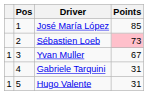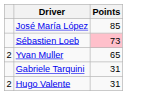- column: (24, 12)
(9, 55) 1 -> (9, 55) 2
(136, 55) 67 -> (115, 55) 65
(9, 84) 1 -> (9, 84) 2
